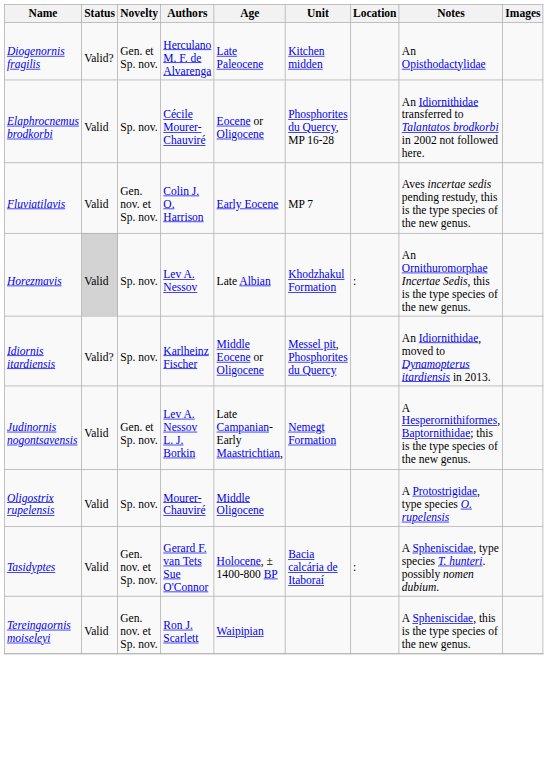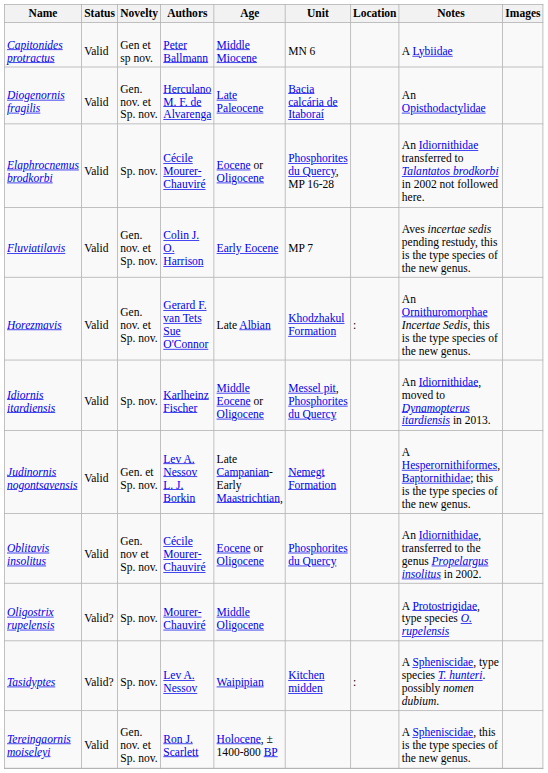+ row: (35, 51)
(99, 57) Valid? -> (96, 102) Valid
(139, 57) Gen. et Sp. nov. -> (139, 102) Gen. nov. et Sp. nov.
(306, 57) Kitchen midden -> (313, 102) Bacia calcária de Itaboraí
(96, 281) lightgrey background -> (96, 325) no background
(139, 281) Sp. nov. -> (139, 325) Gen. nov. et Sp. nov.
(180, 281) Lev A. Nessov -> (186, 325) Gerard F. van Tets Sue O'Connor
(99, 357) Valid? -> (96, 401) Valid
+ row: (28, 555)
(96, 504) Valid -> (99, 618) Valid?
(96, 568) Valid -> (99, 682) Valid?
(139, 568) Gen. nov. et Sp. nov. -> (139, 682) Sp. nov.
(186, 568) Gerard F. van Tets Sue O'Connor -> (180, 682) Lev A. Nessov
(247, 568) Holocene, ± 1400-800 BP -> (240, 682) Waipipian
(313, 568) Bacia calcária de Itaboraí -> (306, 682) Kitchen midden
(240, 631) Waipipian -> (247, 745) Holocene, ± 1400-800 BP
